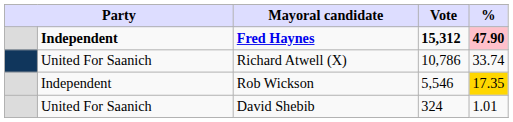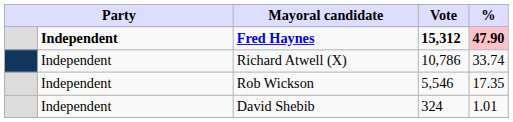(96, 60) United For Saanich -> (76, 60) Independent
(488, 83) gold background -> (488, 83) no background
(96, 106) United For Saanich -> (76, 106) Independent
